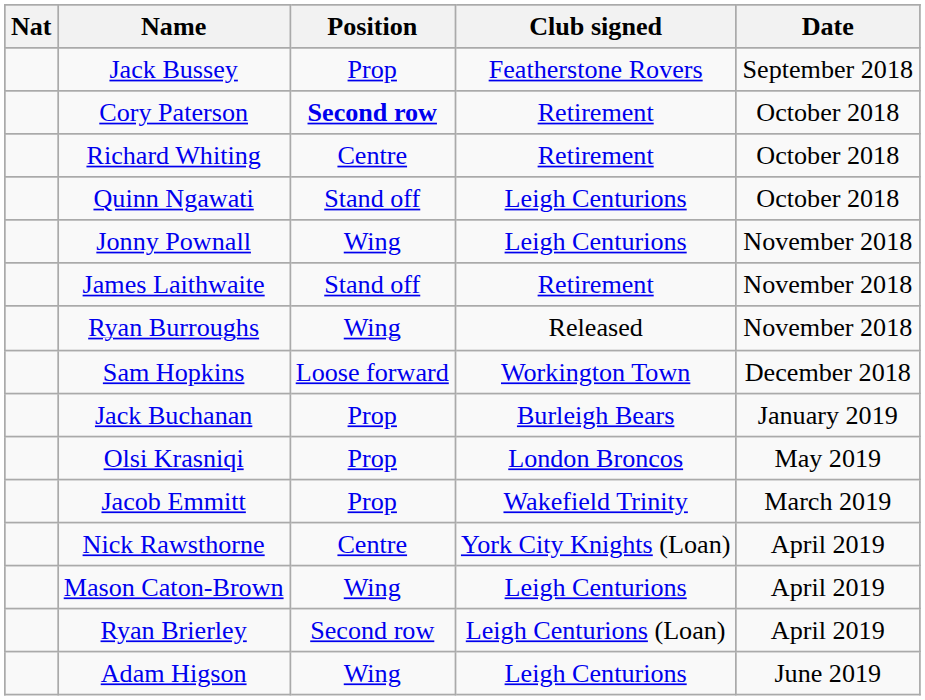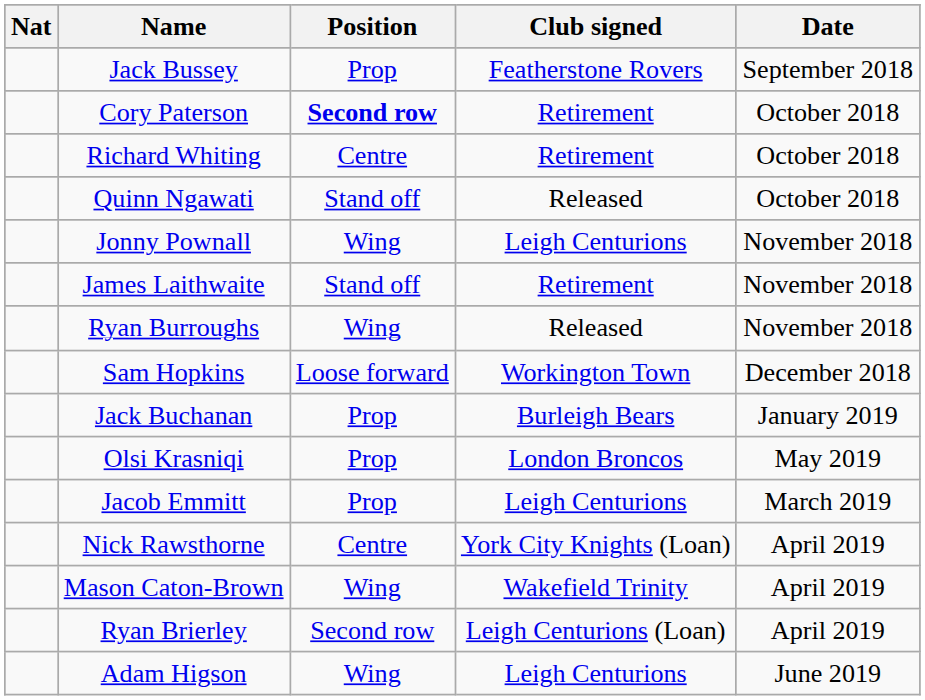(596, 198) Leigh Centurions -> (596, 198) Released
(596, 500) Wakefield Trinity -> (596, 500) Leigh Centurions
(596, 586) Leigh Centurions -> (596, 586) Wakefield Trinity
